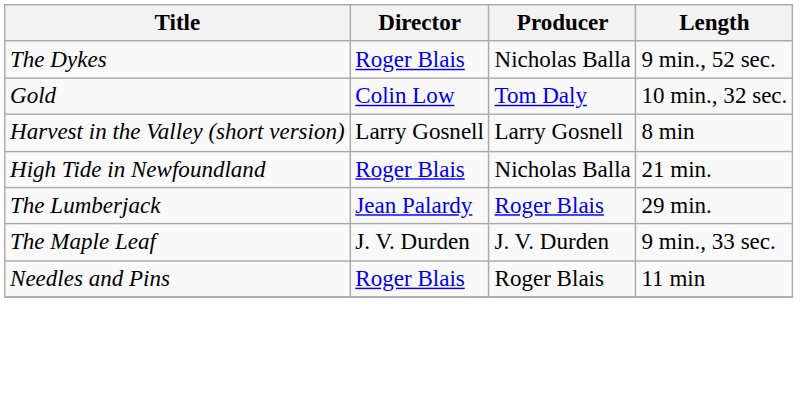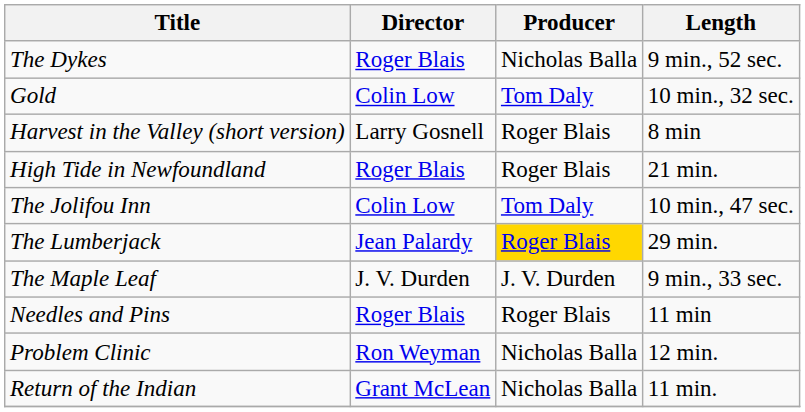(559, 132) Larry Gosnell -> (556, 132) Roger Blais
(563, 168) Nicholas Balla -> (556, 168) Roger Blais
+ row: (80, 205)
(549, 205) no background -> (556, 242) gold background
+ row: (80, 351)
+ row: (103, 388)
